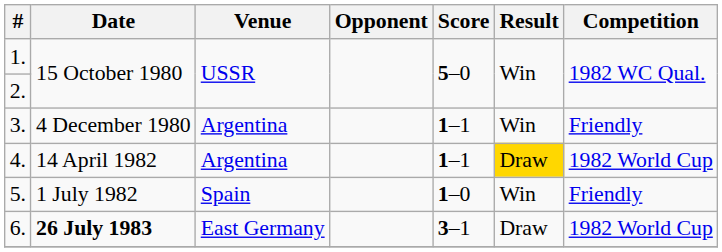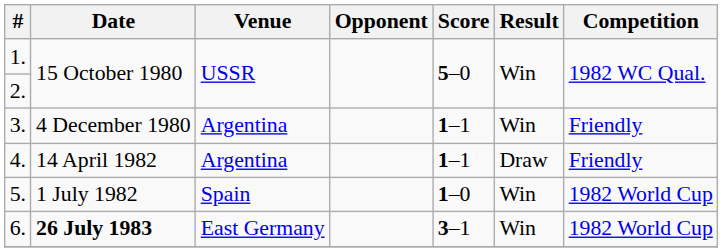(524, 159) gold background -> (524, 159) no background
(641, 159) 1982 World Cup -> (606, 159) Friendly
(606, 194) Friendly -> (641, 194) 1982 World Cup
(524, 228) Draw -> (518, 228) Win
